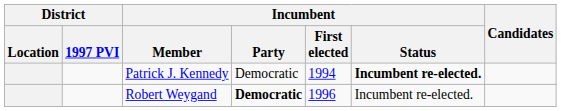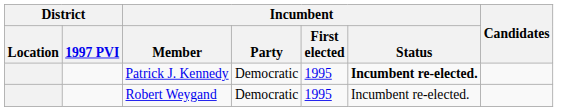(322, 73) 1994 -> (318, 73) 1995
(268, 95) bold -> (267, 95) normal
(322, 95) 1996 -> (318, 95) 1995
